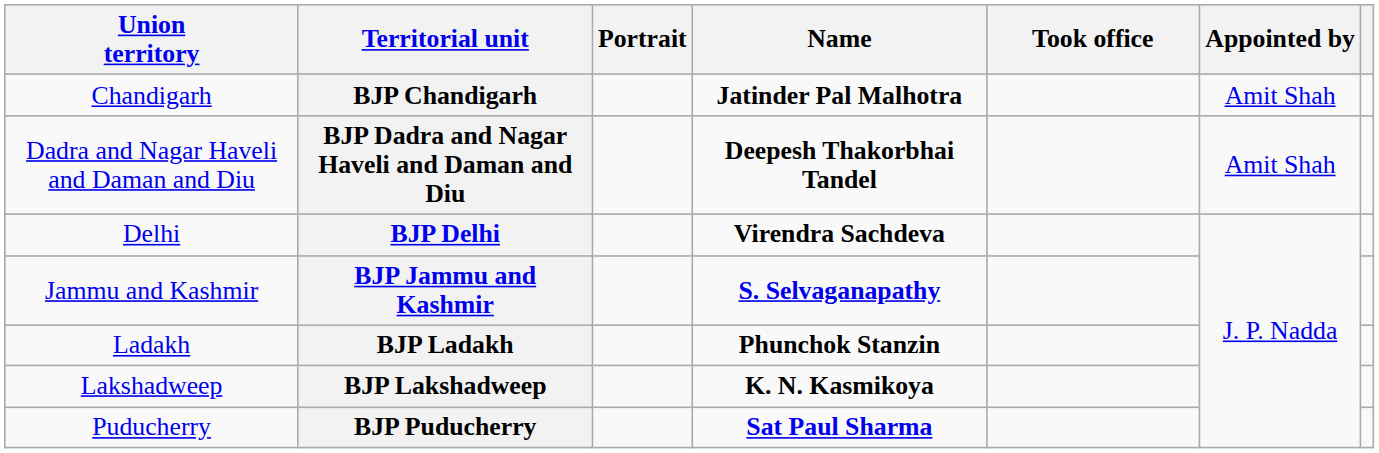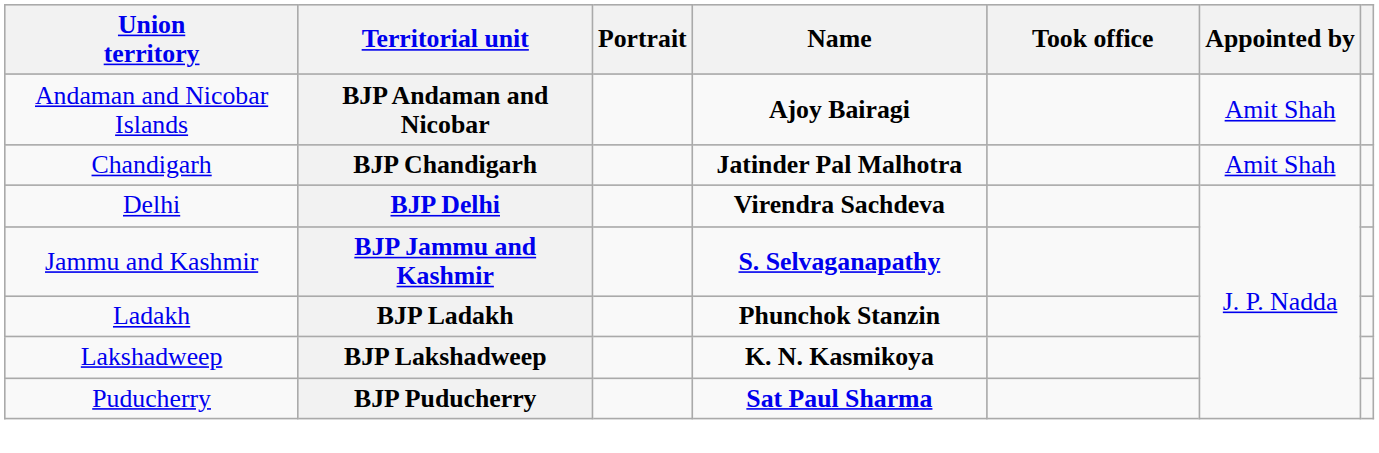+ row: (445, 109)
- row: (445, 164)
